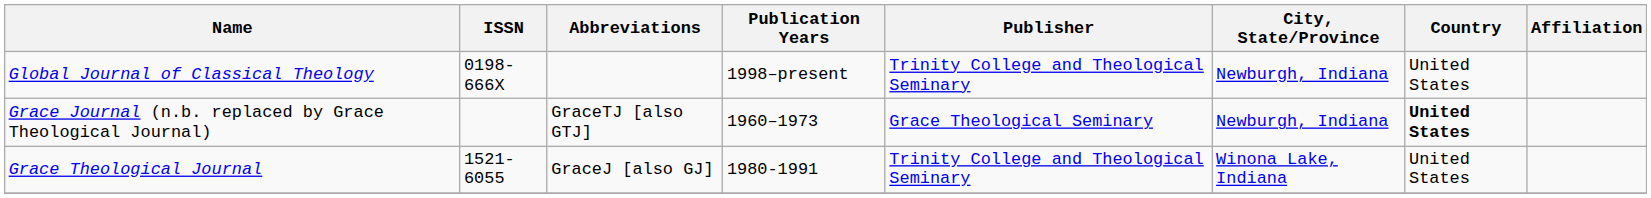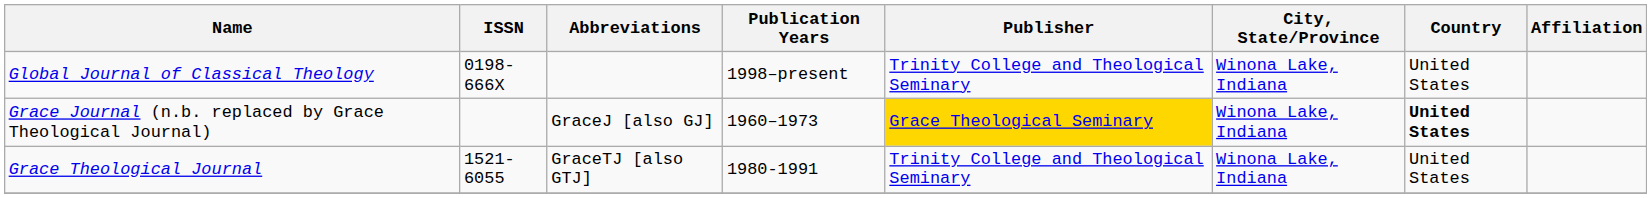(1302, 75) Newburgh, Indiana -> (1277, 75) Winona Lake, Indiana
(617, 122) GraceTJ [also GTJ] -> (632, 122) GraceJ [also GJ]
(1021, 122) no background -> (1021, 122) gold background
(1302, 122) Newburgh, Indiana -> (1277, 122) Winona Lake, Indiana
(632, 169) GraceJ [also GJ] -> (617, 169) GraceTJ [also GTJ]
